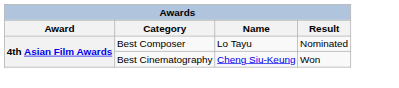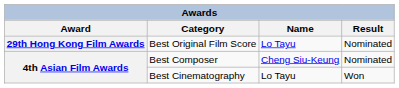+ row: (203, 44)
(234, 44) Lo Tayu -> (300, 60) Cheng Siu-Keung
(256, 60) Cheng Siu-Keung -> (278, 75) Lo Tayu
